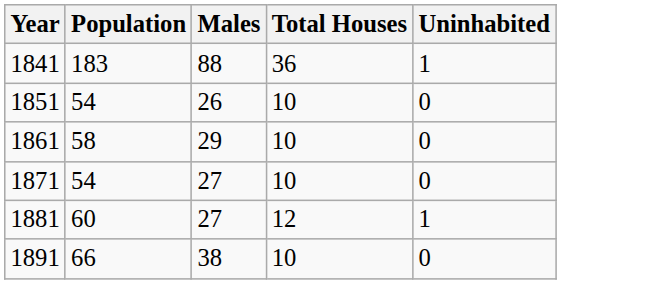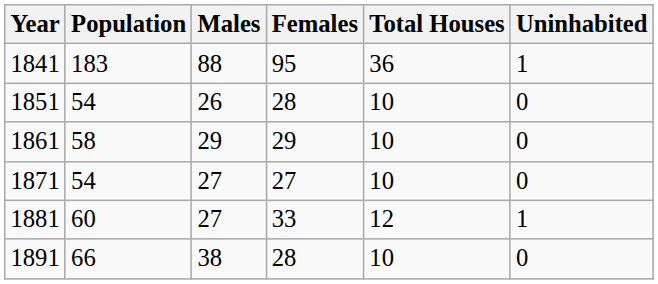+ column: (315, 24)
